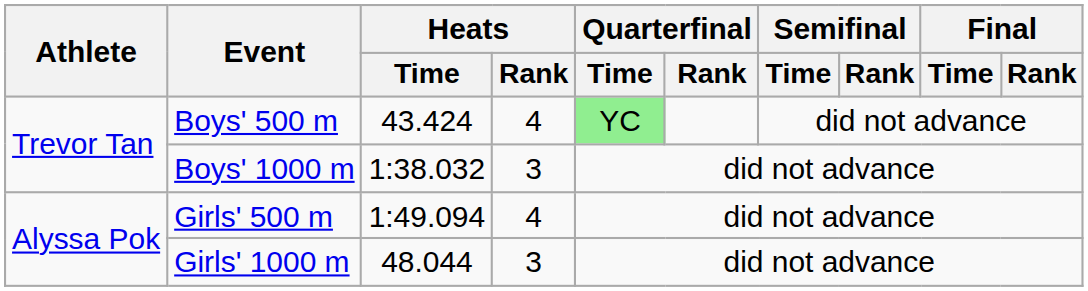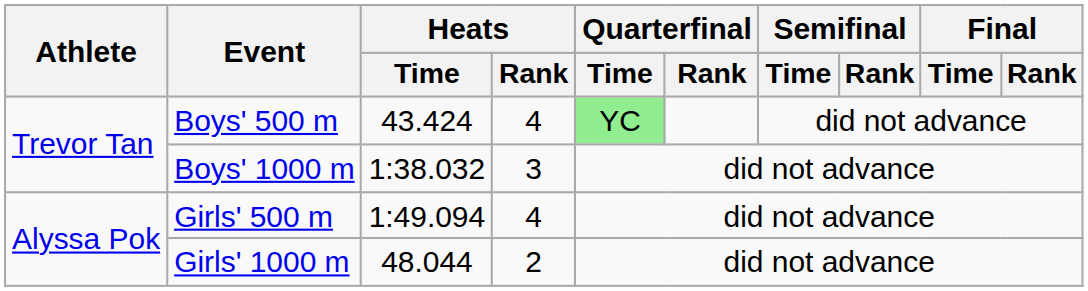(534, 263) 3 -> (534, 263) 2
